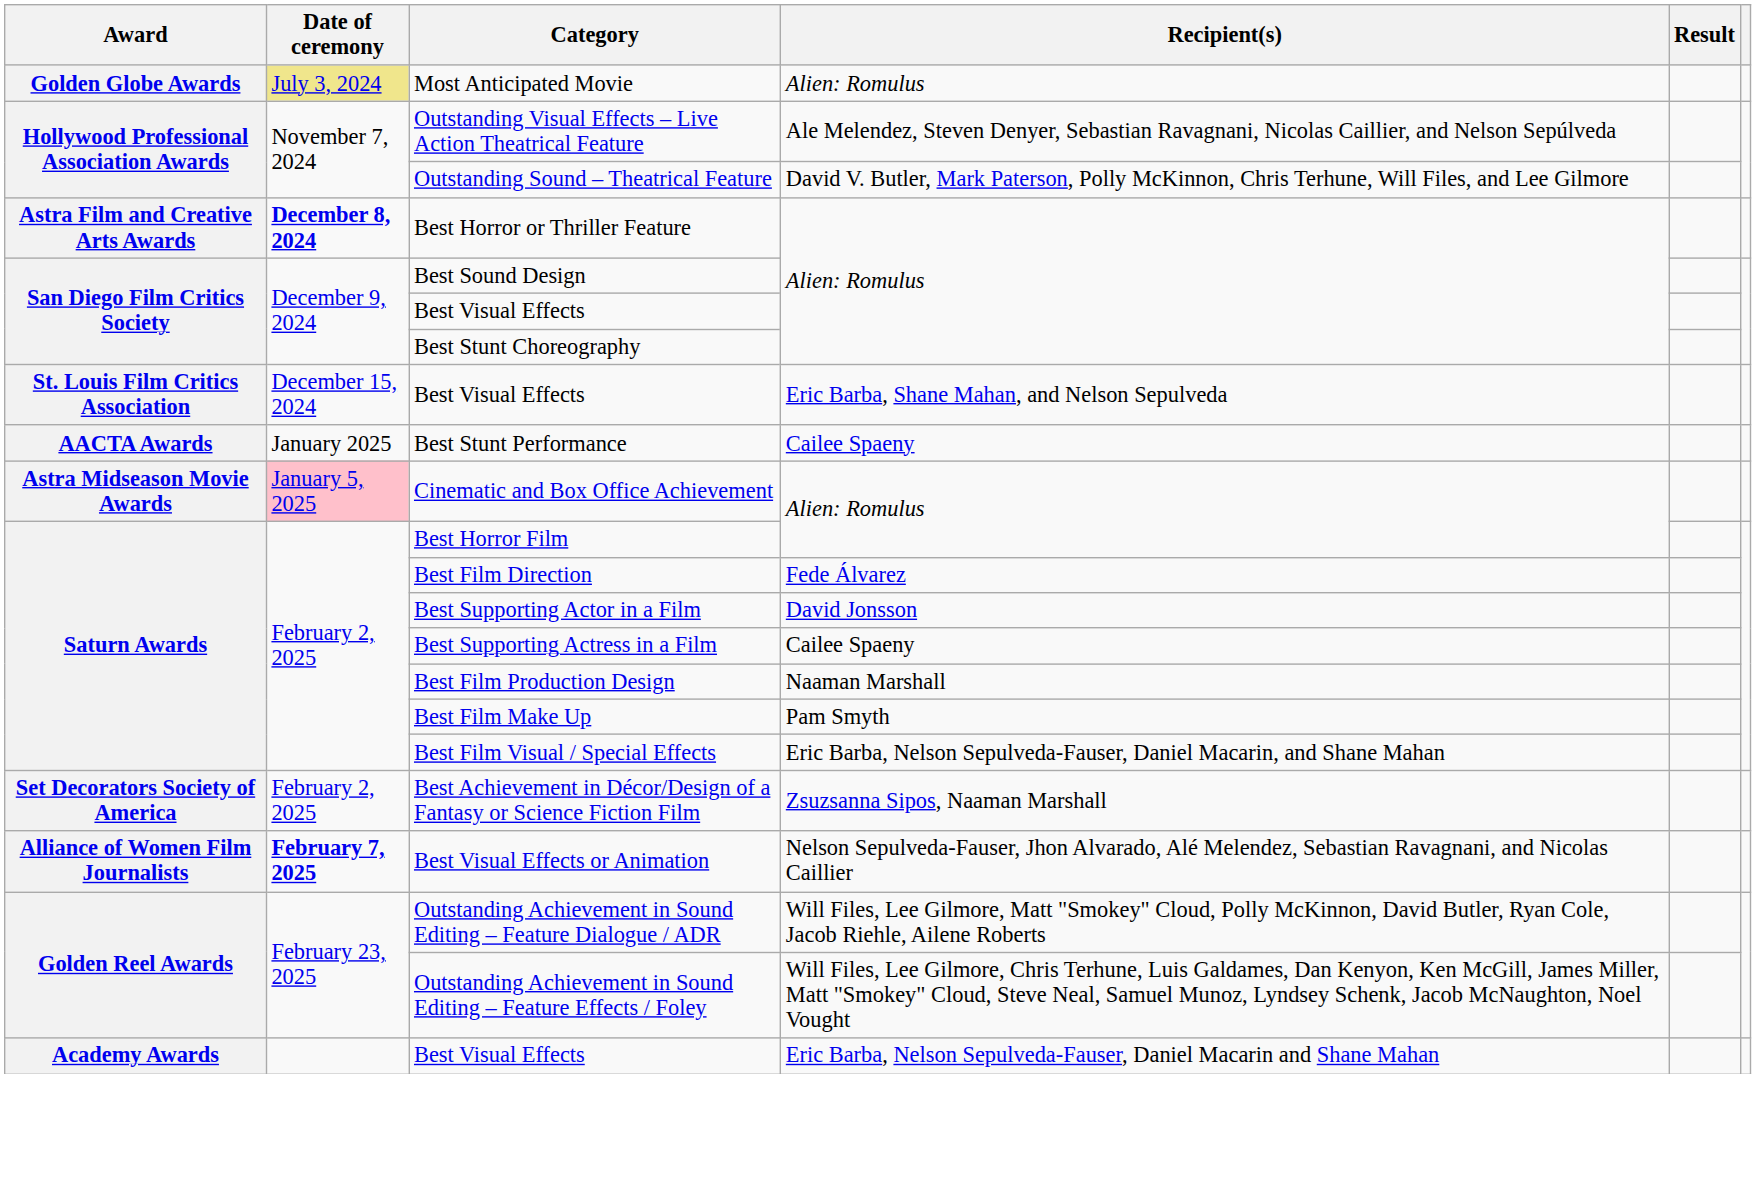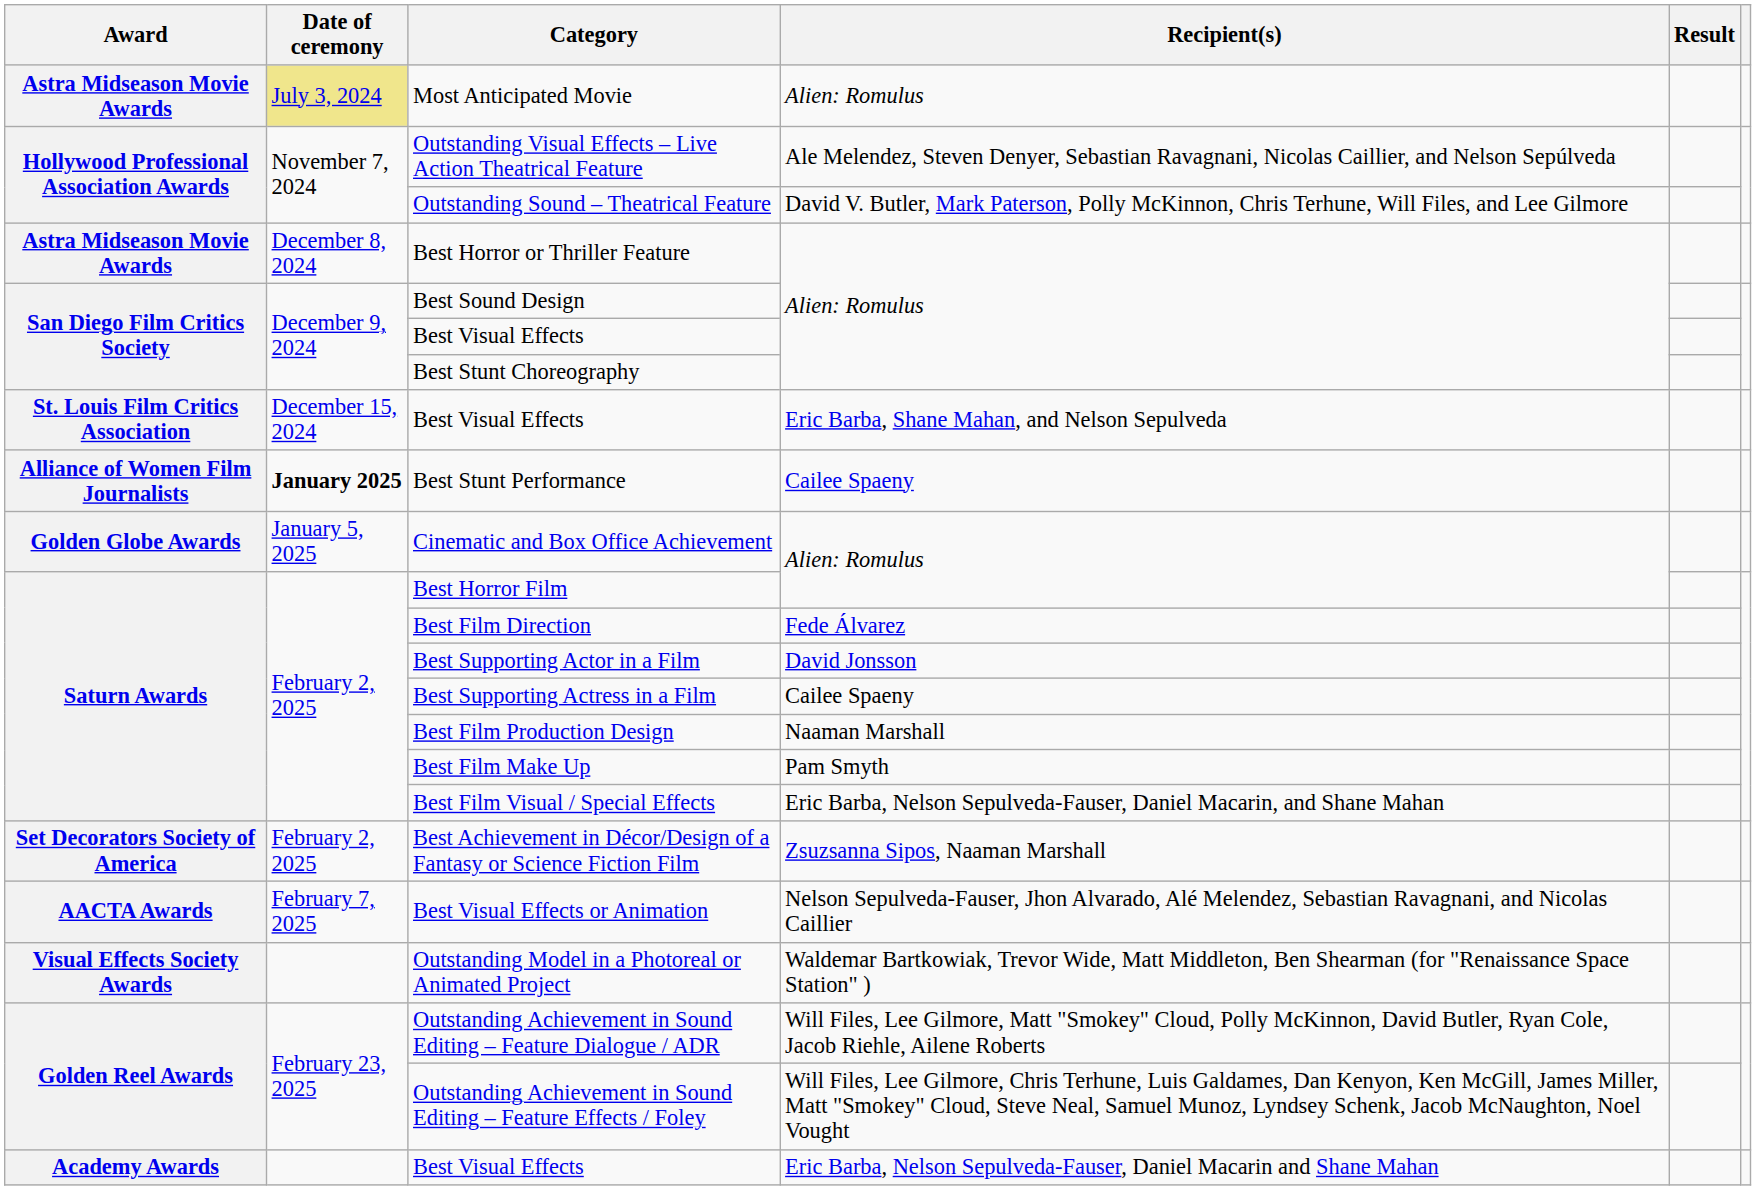(135, 82) Golden Globe Awards -> (136, 95) Astra Midseason Movie Awards
(135, 227) Astra Film and Creative Arts Awards -> (136, 252) Astra Midseason Movie Awards
(331, 227) bold -> (329, 252) normal
(135, 442) AACTA Awards -> (136, 480) Alliance of Women Film Journalists
(331, 442) normal -> (337, 480) bold
(135, 490) Astra Midseason Movie Awards -> (136, 541) Golden Globe Awards
(317, 490) pink background -> (318, 541) no background
(135, 861) Alliance of Women Film Journalists -> (136, 911) AACTA Awards
(328, 861) bold -> (323, 911) normal
+ row: (577, 972)
